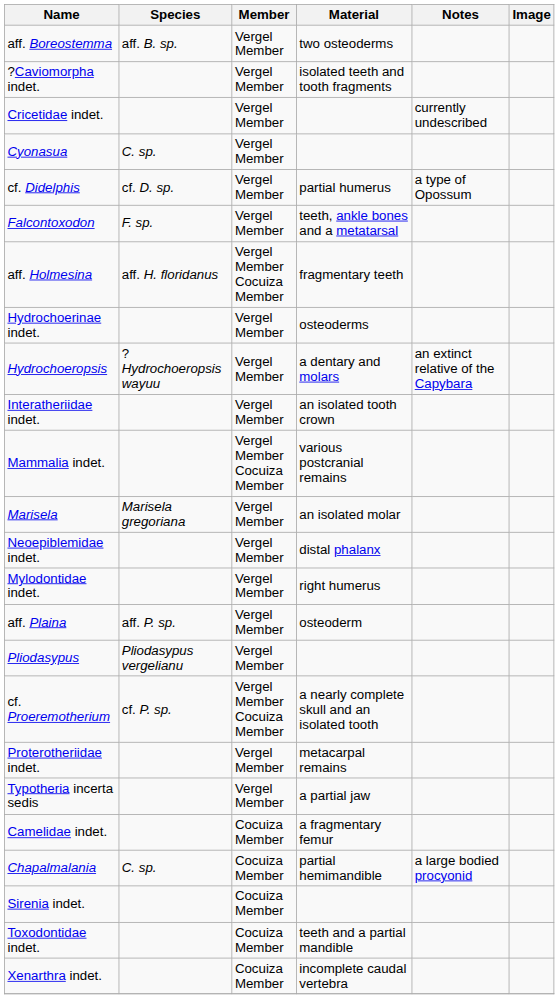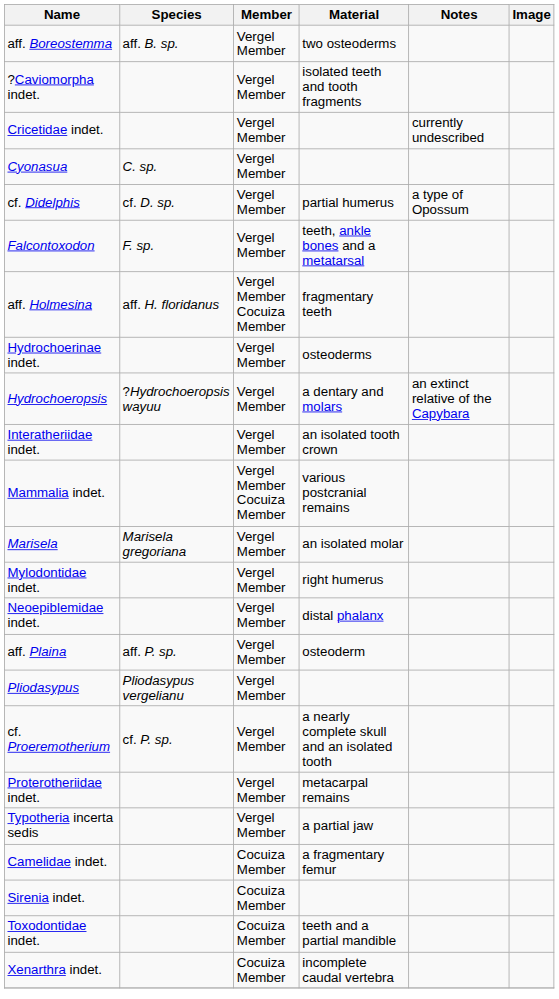rows swapped: (47, 586) <-> (55, 550)
(259, 709) Vergel Member Cocuiza Member -> (261, 739) Vergel Member
- row: (52, 868)
